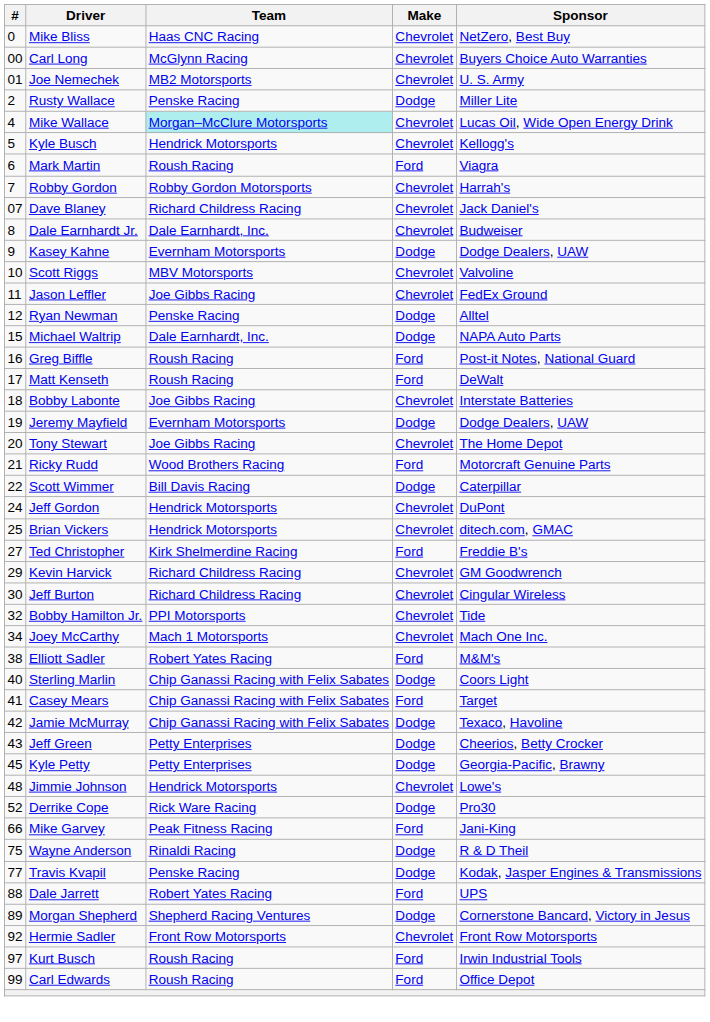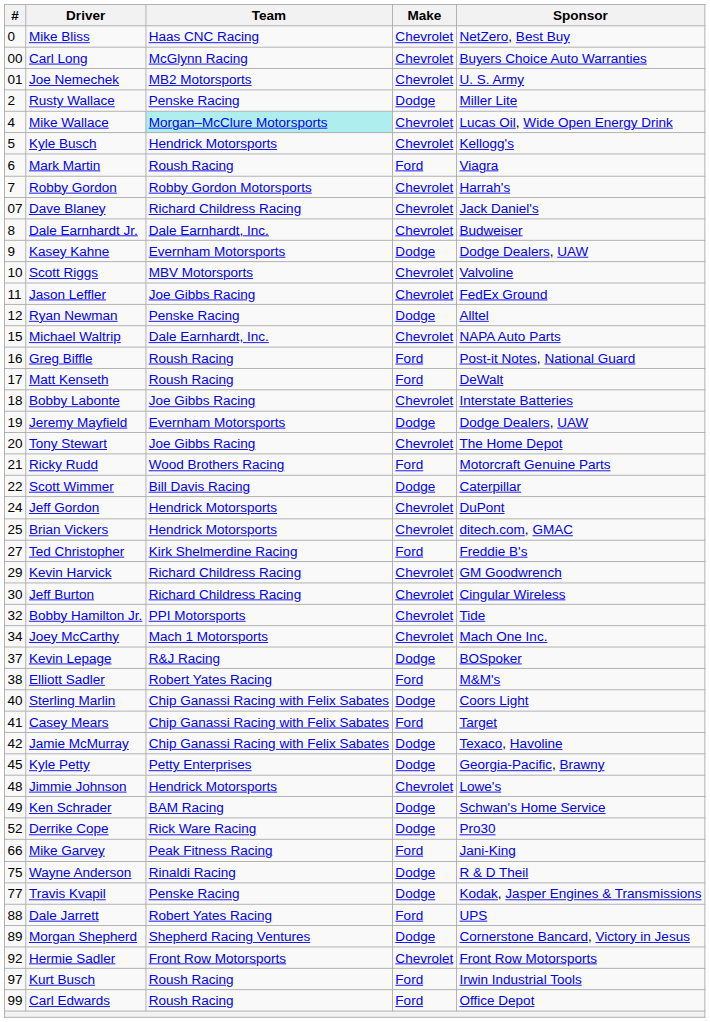(415, 337) Dodge -> (424, 337) Chevrolet
+ row: (70, 658)
- row: (60, 743)
+ row: (70, 808)
